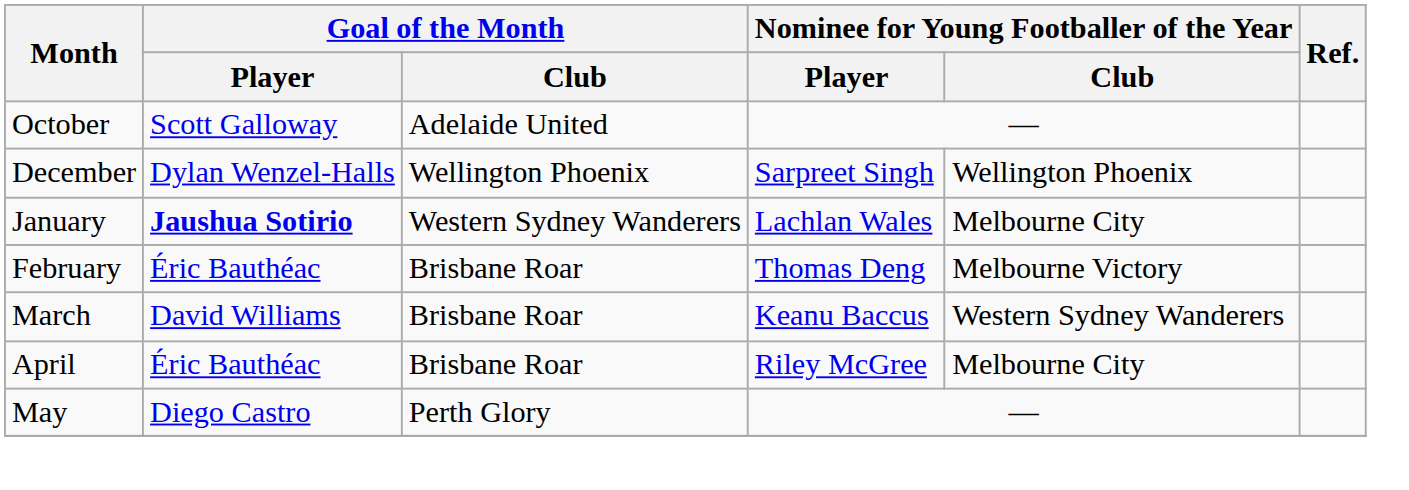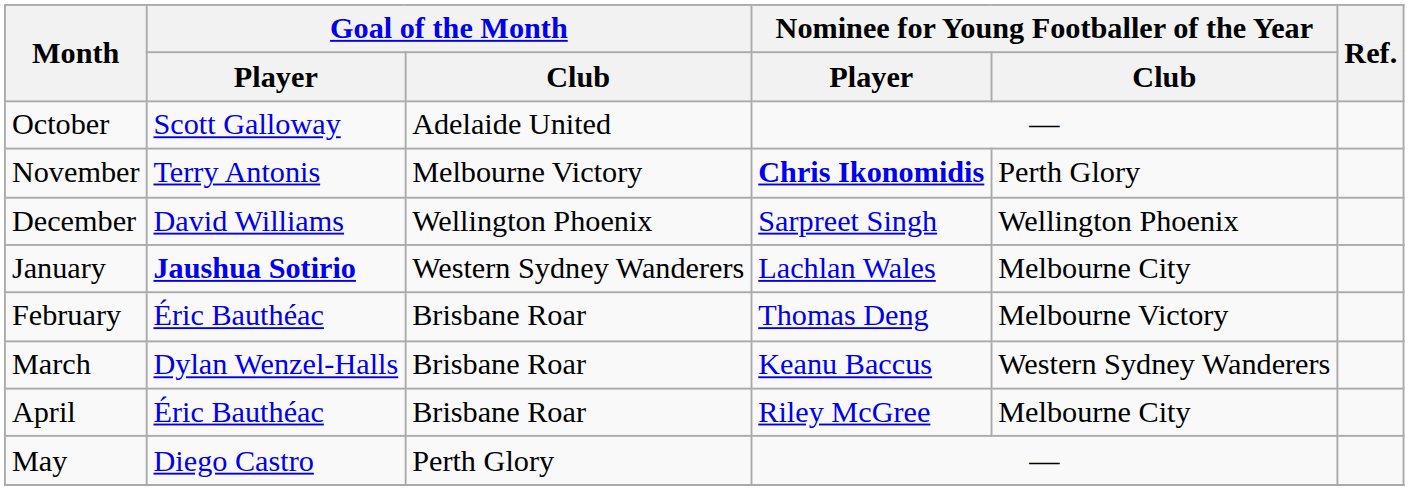+ row: (76, 172)
(272, 172) Dylan Wenzel-Halls -> (249, 220) David Williams
(245, 316) David Williams -> (276, 364) Dylan Wenzel-Halls
